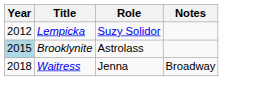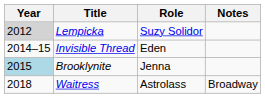(19, 31) no background -> (19, 31) lightgrey background
+ row: (95, 48)
(121, 48) Astrolass -> (155, 66) Jenna
(113, 66) Jenna -> (163, 84) Astrolass
